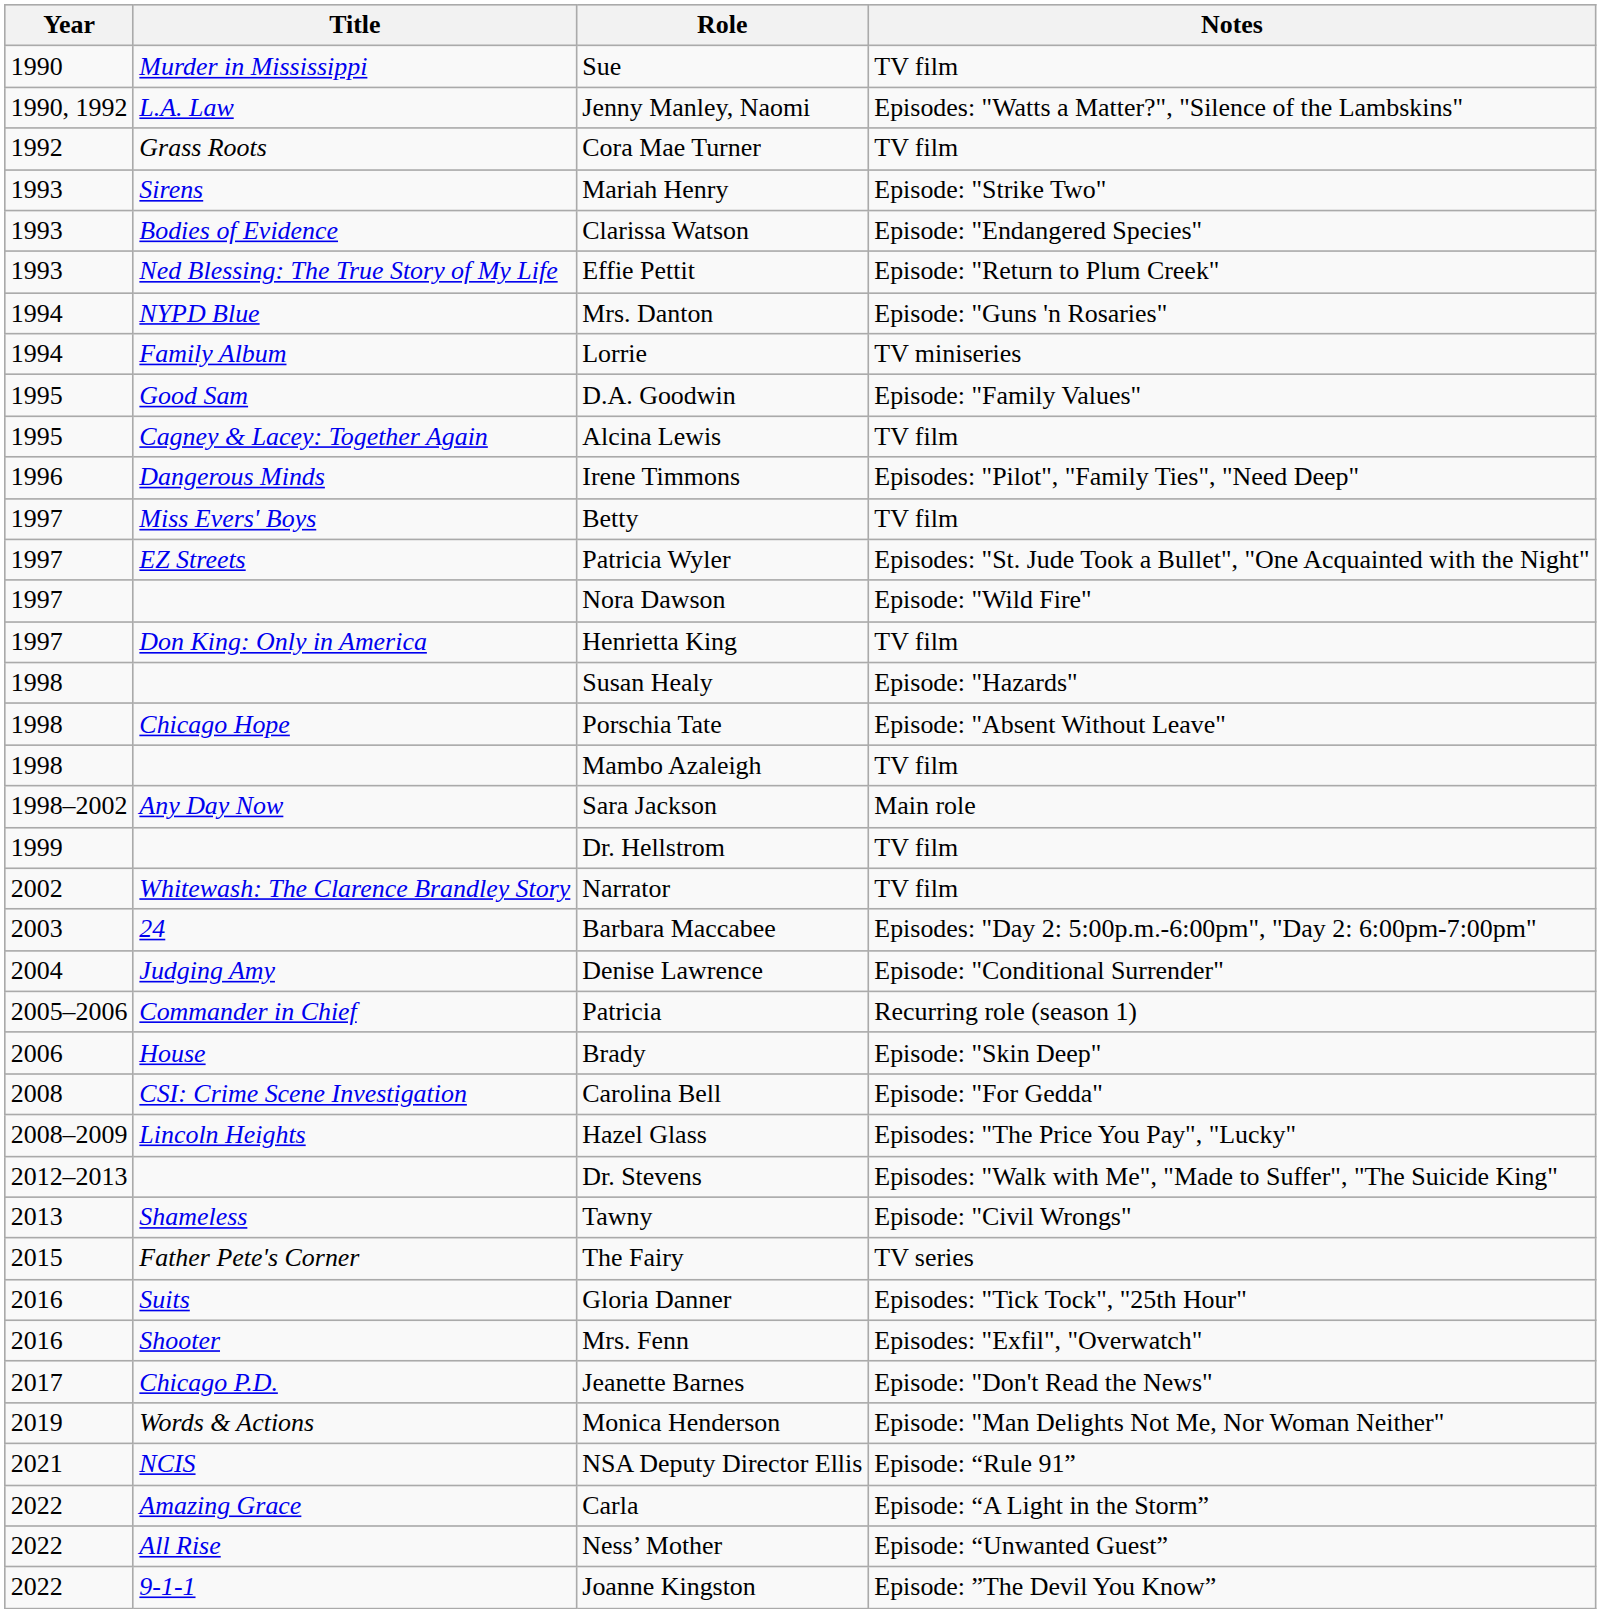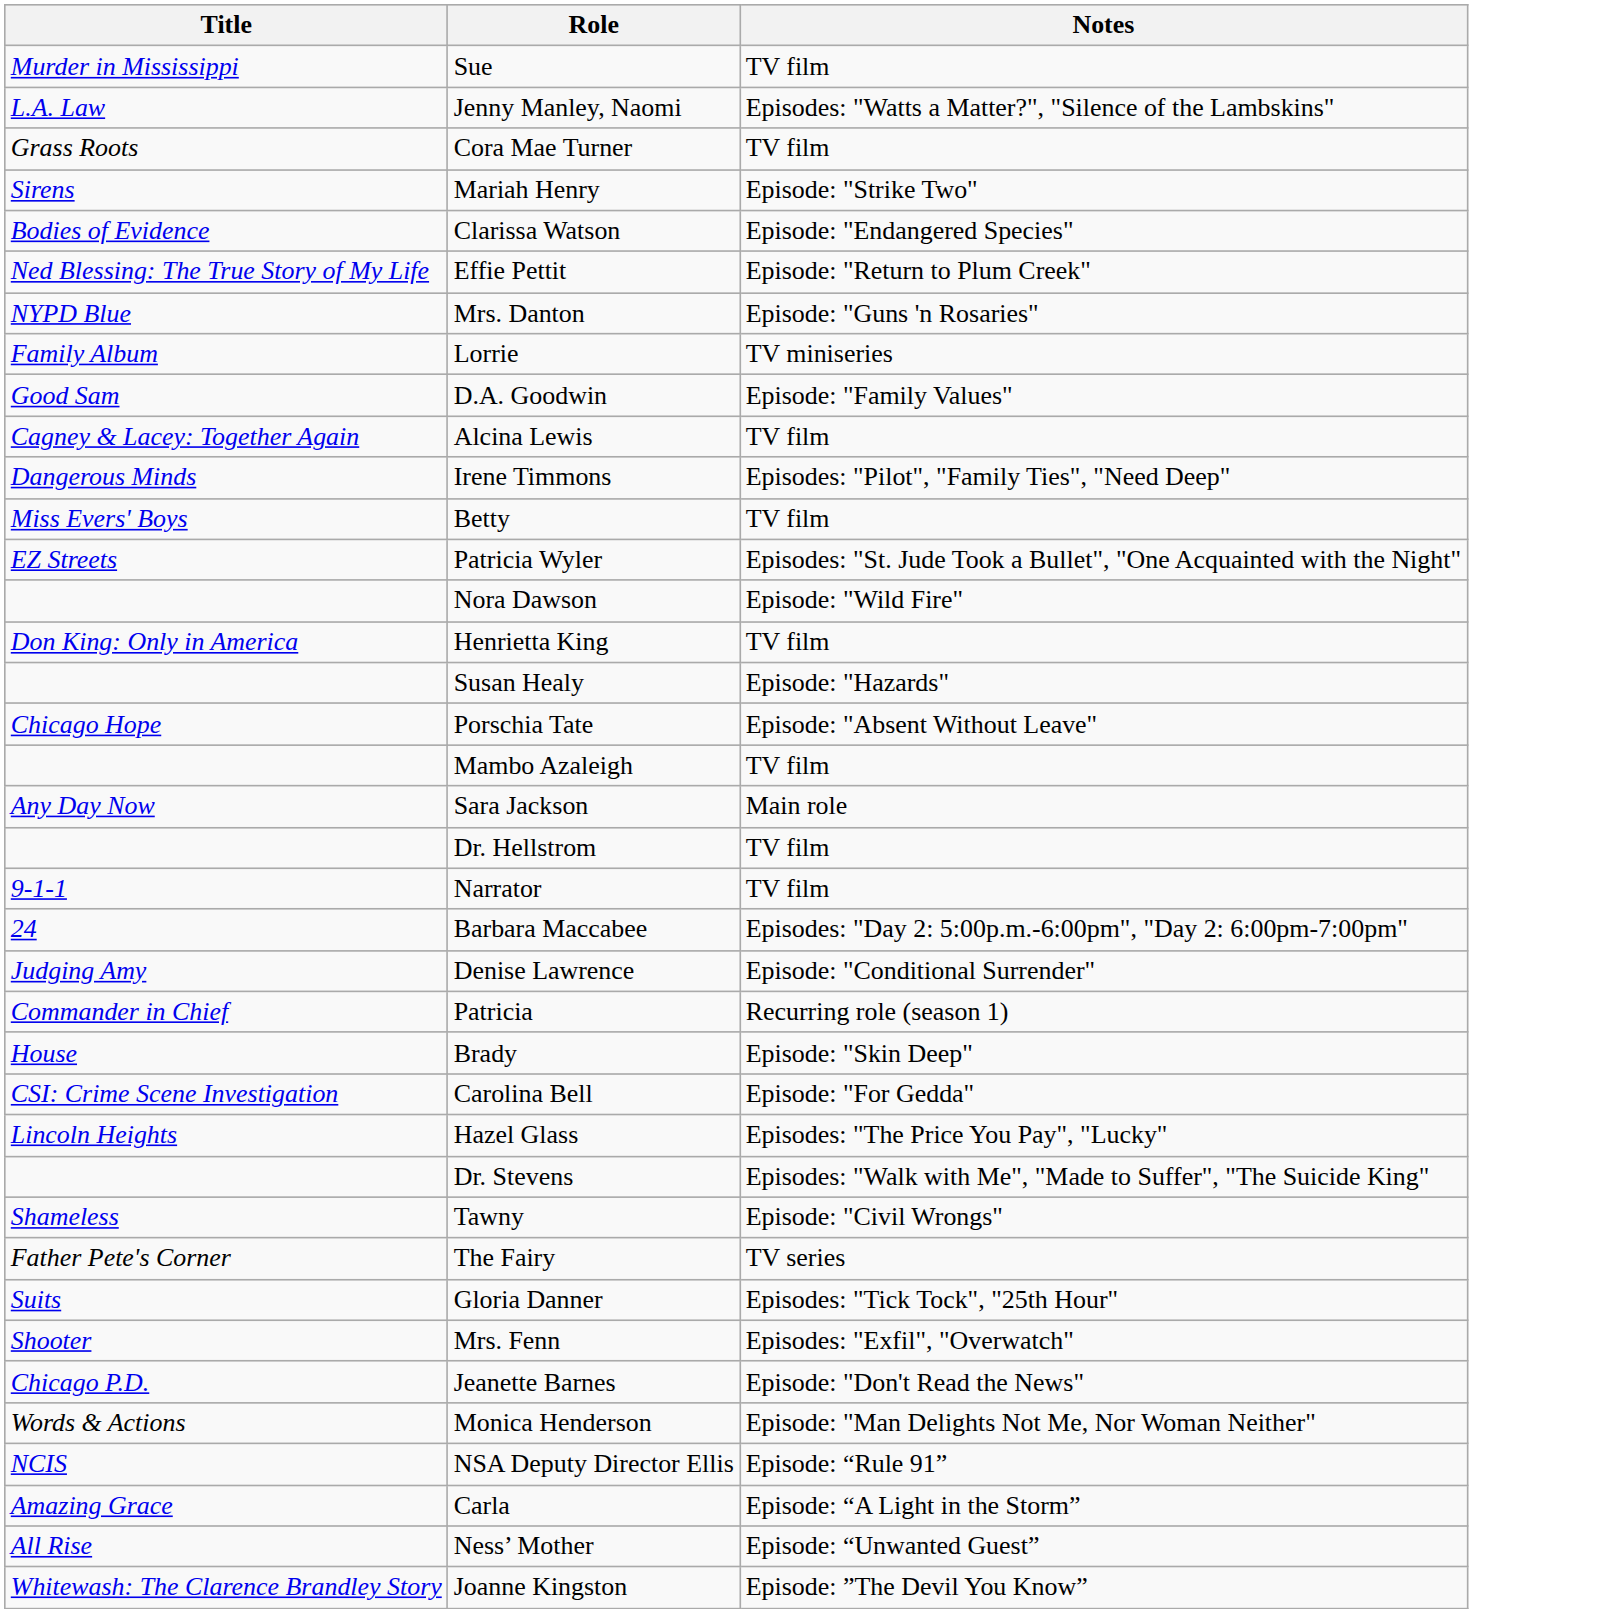- column: (69, 25)
(355, 888) Whitewash: The Clarence Brandley Story -> (39, 888) 9-1-1
(167, 1587) 9-1-1 -> (226, 1587) Whitewash: The Clarence Brandley Story
